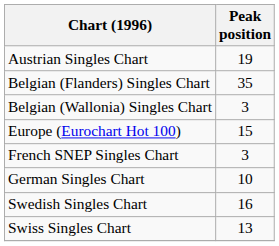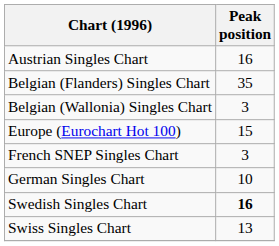(245, 58) 19 -> (245, 58) 16
(245, 204) normal -> (245, 204) bold
